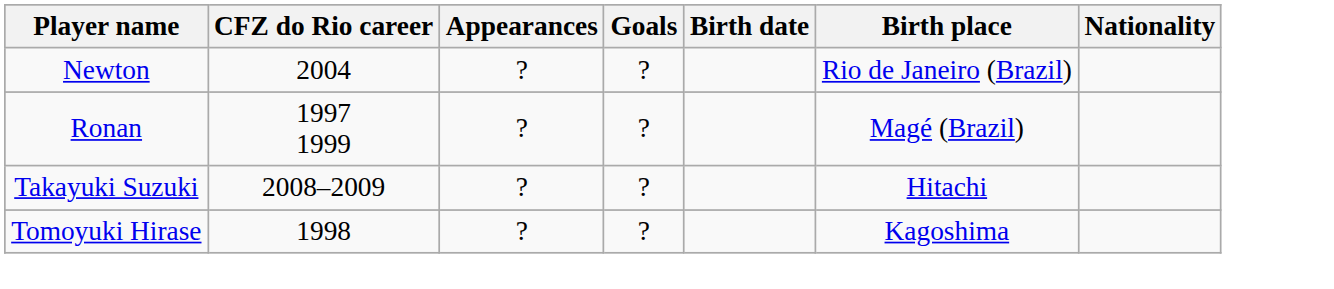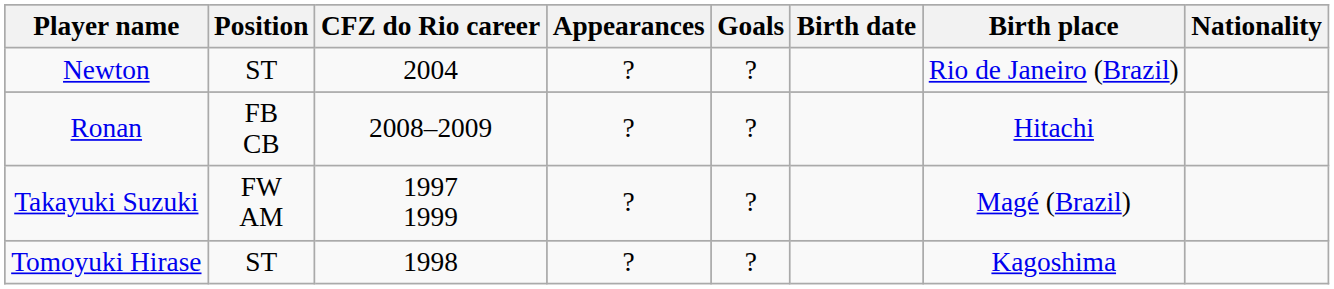+ column: (261, 26)
(324, 128) 1997 1999 -> (431, 128) 2008–2009
(947, 128) Magé (Brazil) -> (1054, 128) Hitachi
(324, 187) 2008–2009 -> (431, 202) 1997 1999
(947, 187) Hitachi -> (1054, 202) Magé (Brazil)
